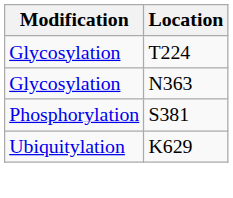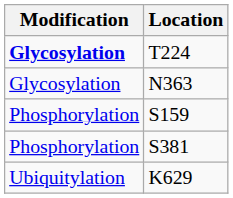(65, 51) normal -> (67, 51) bold
+ row: (169, 114)
